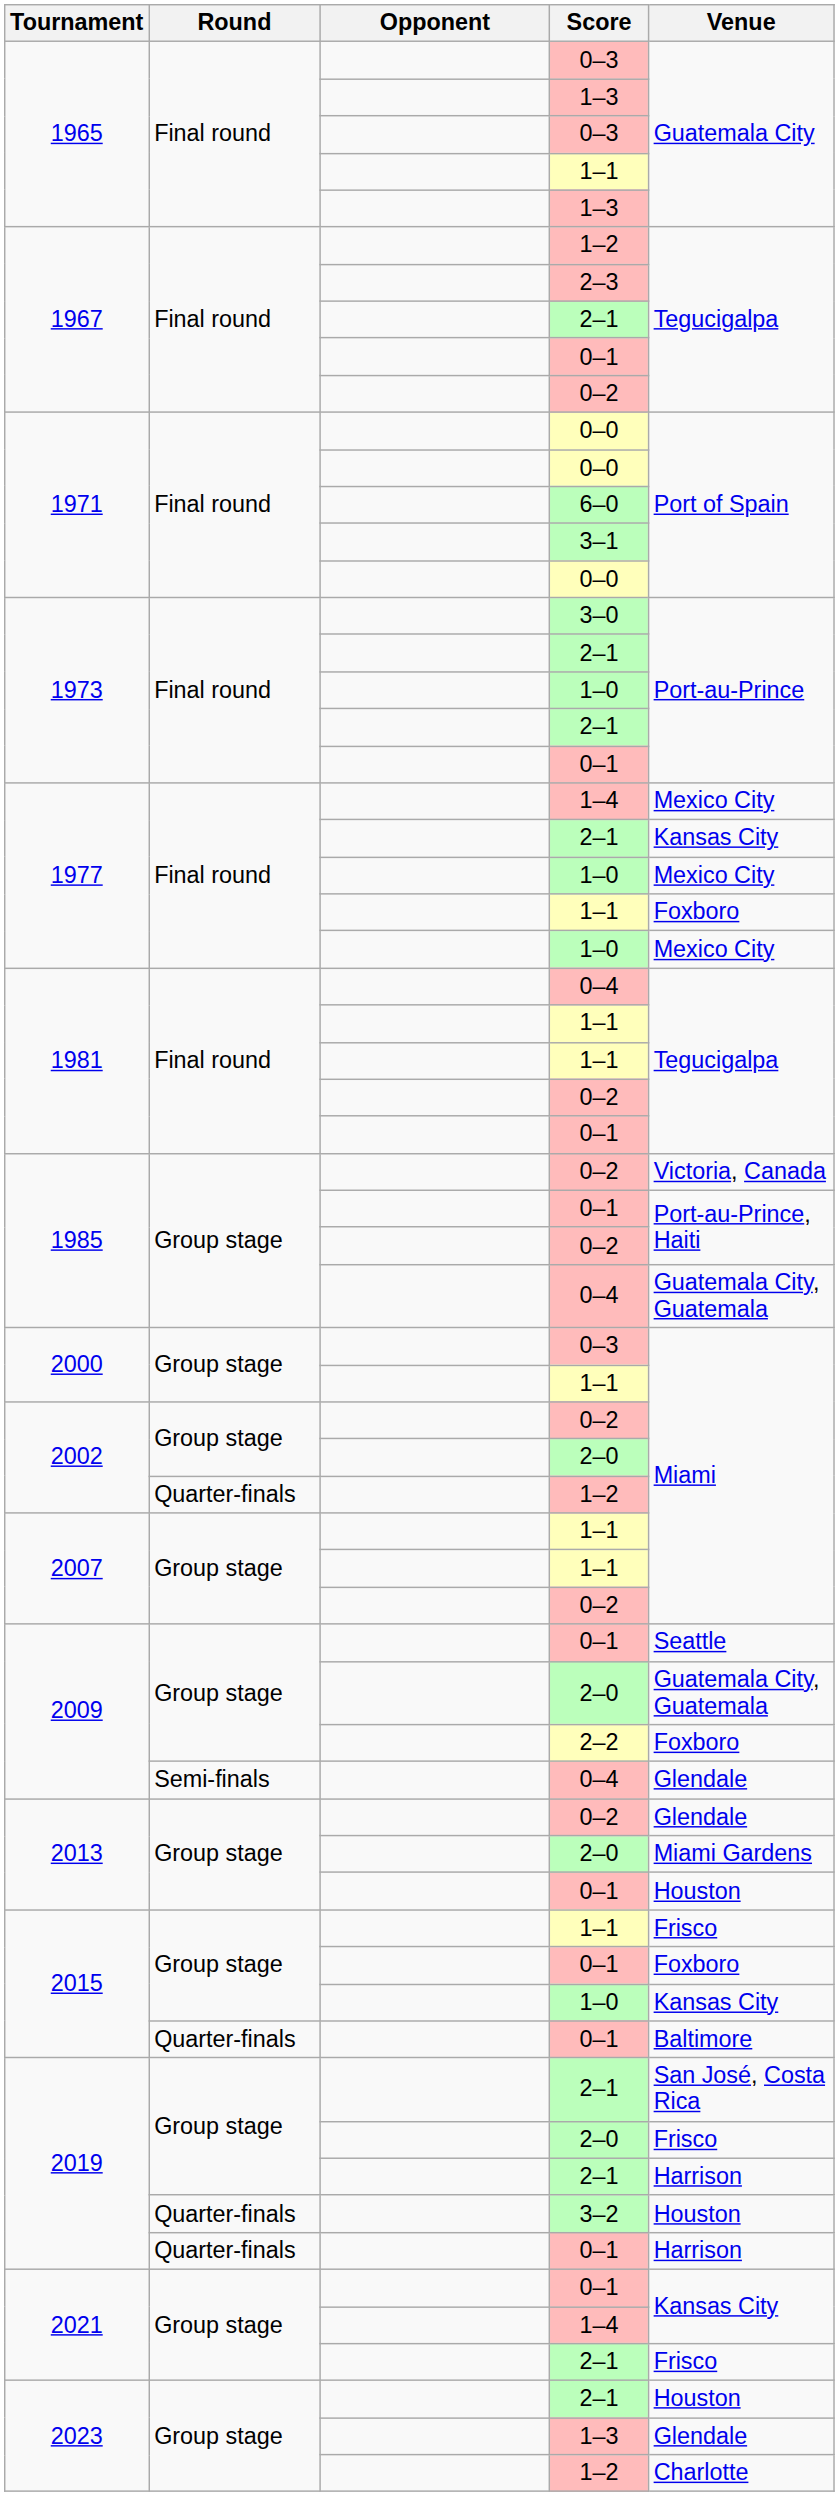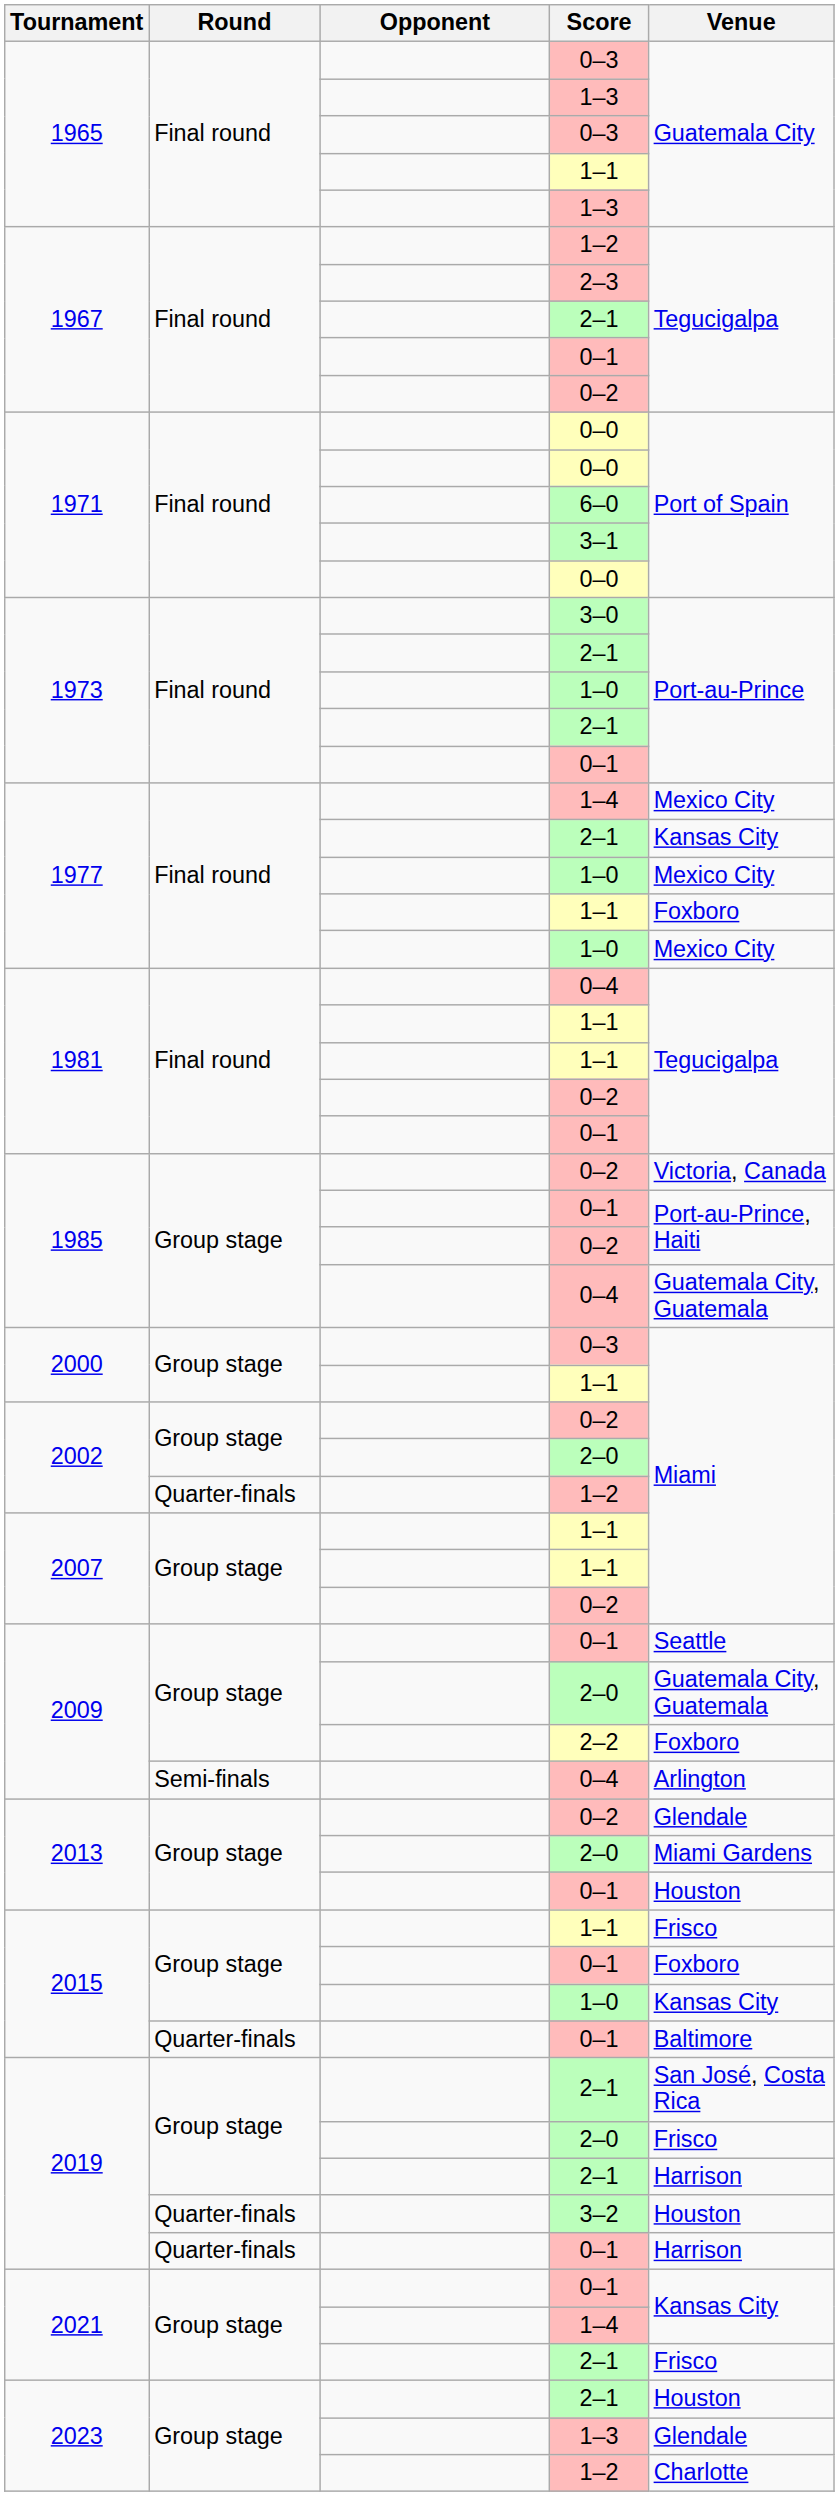(700, 1779) Glendale -> (700, 1779) Arlington
